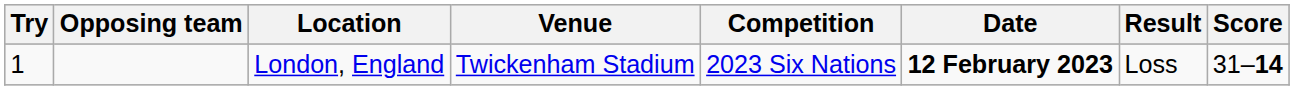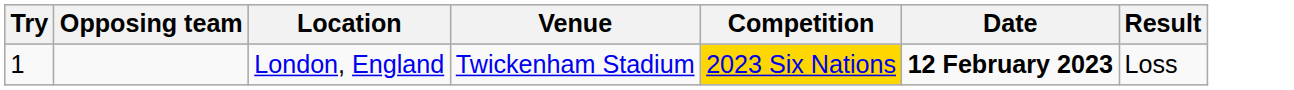- column: (1248, 24)
(801, 64) no background -> (801, 64) gold background
